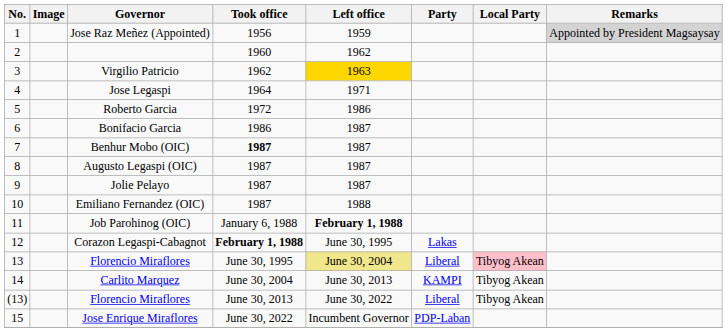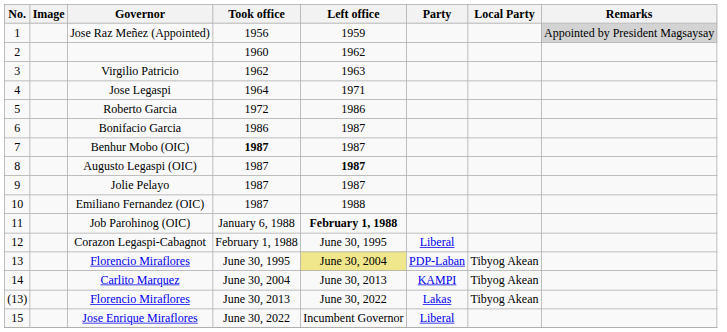(359, 71) gold background -> (353, 71) no background
(359, 166) normal -> (353, 166) bold
(259, 242) bold -> (257, 242) normal
(442, 242) Lakas -> (437, 242) Liberal
(442, 261) Liberal -> (437, 261) PDP-Laban
(510, 261) pink background -> (505, 261) no background
(442, 299) Liberal -> (437, 299) Lakas
(442, 318) PDP-Laban -> (437, 318) Liberal
